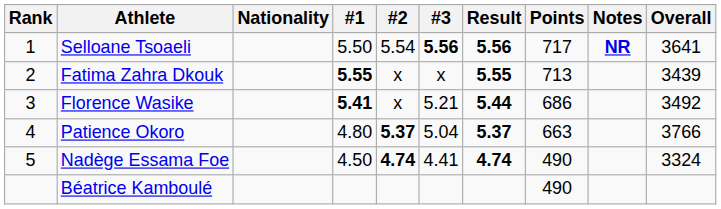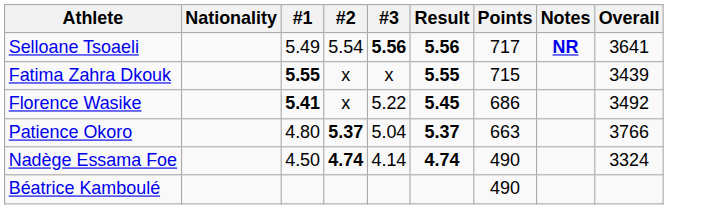- column: (31, 18)
(355, 47) 5.50 -> (303, 47) 5.49
(557, 75) 713 -> (505, 75) 715
(441, 103) 5.21 -> (389, 103) 5.22
(494, 103) 5.44 -> (442, 103) 5.45
(441, 160) 4.41 -> (389, 160) 4.14
